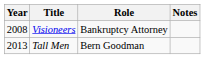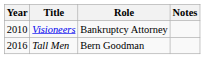(17, 29) 2008 -> (17, 29) 2010
(17, 45) 2013 -> (17, 45) 2016
